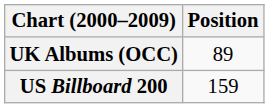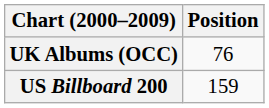(223, 53) 89 -> (223, 53) 76
